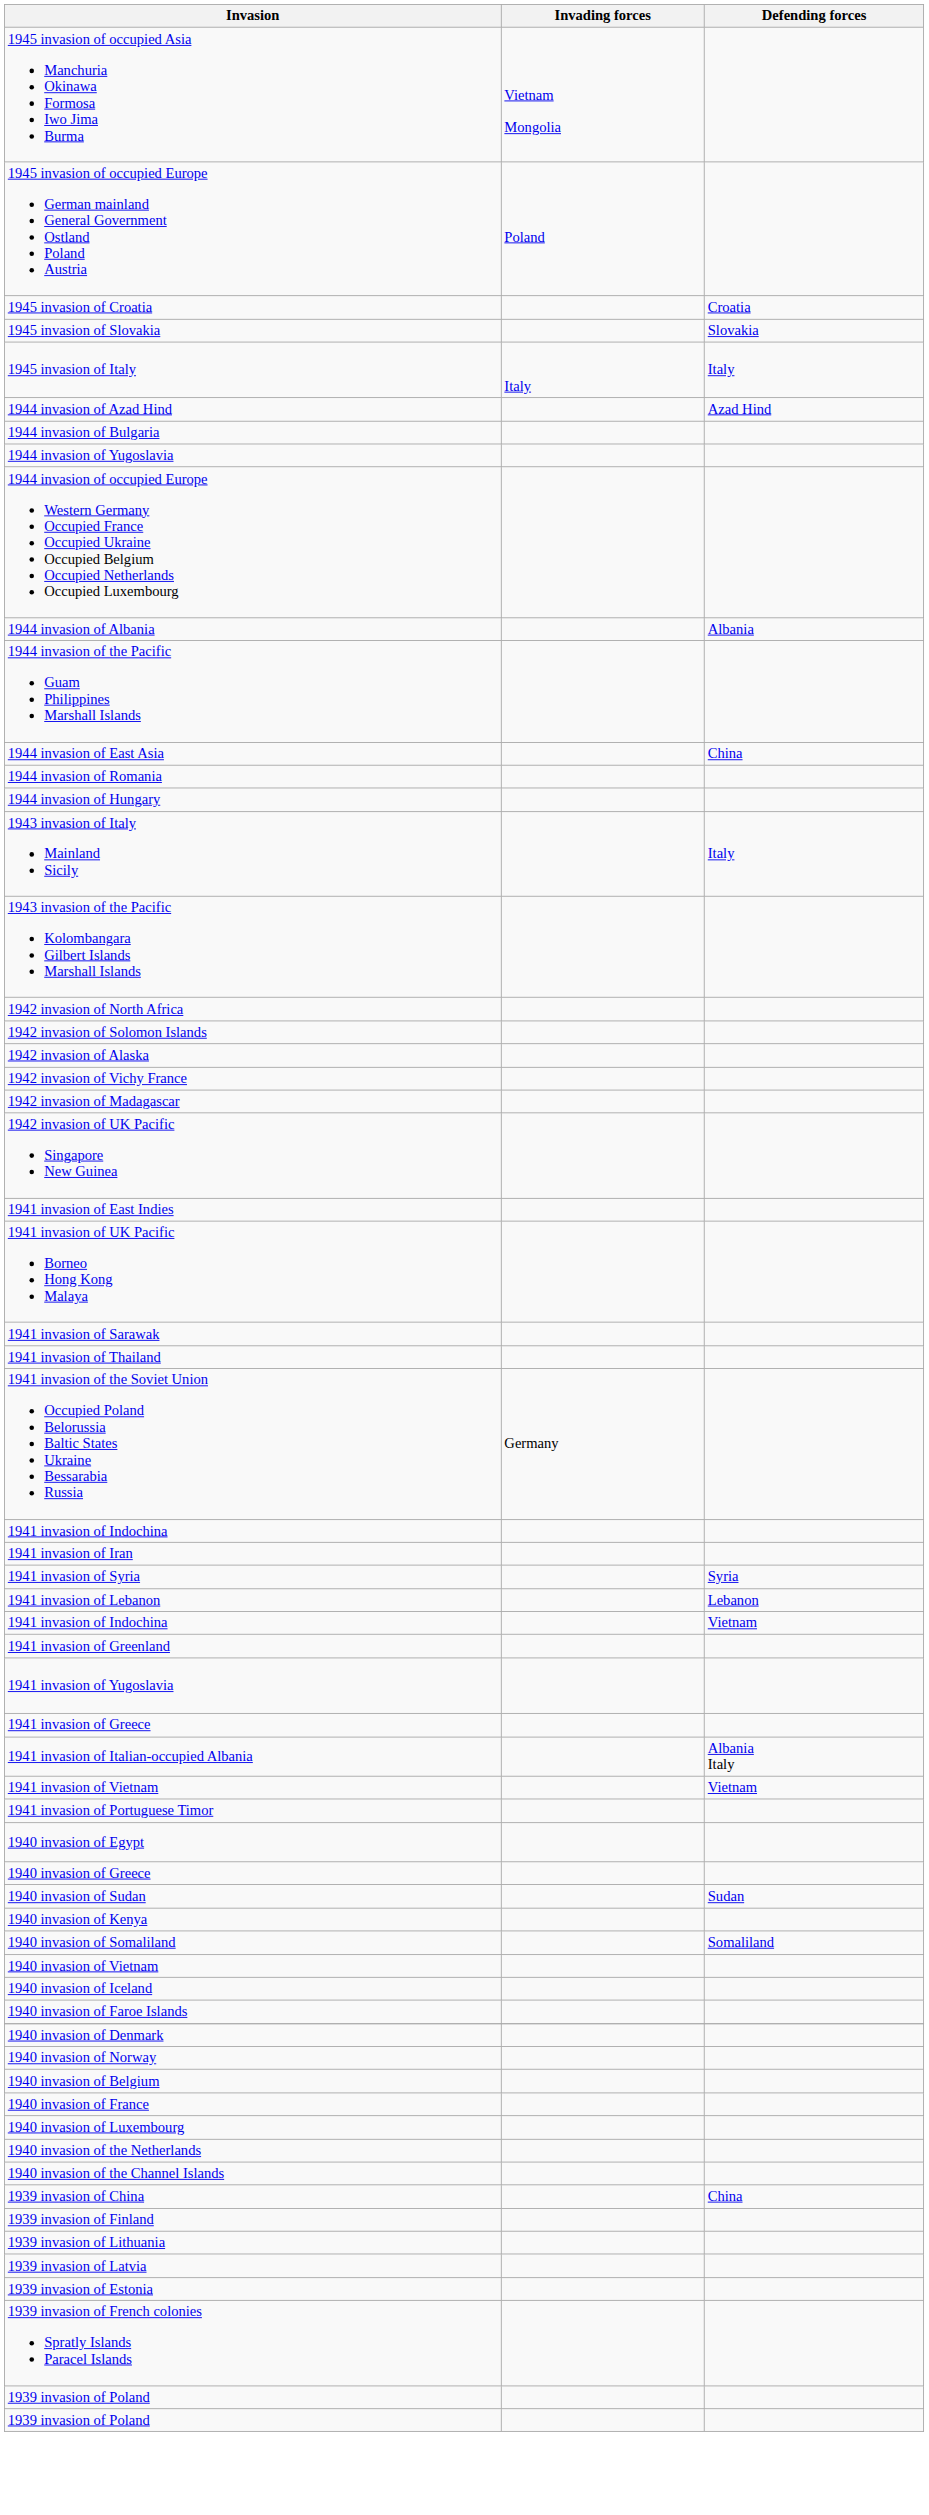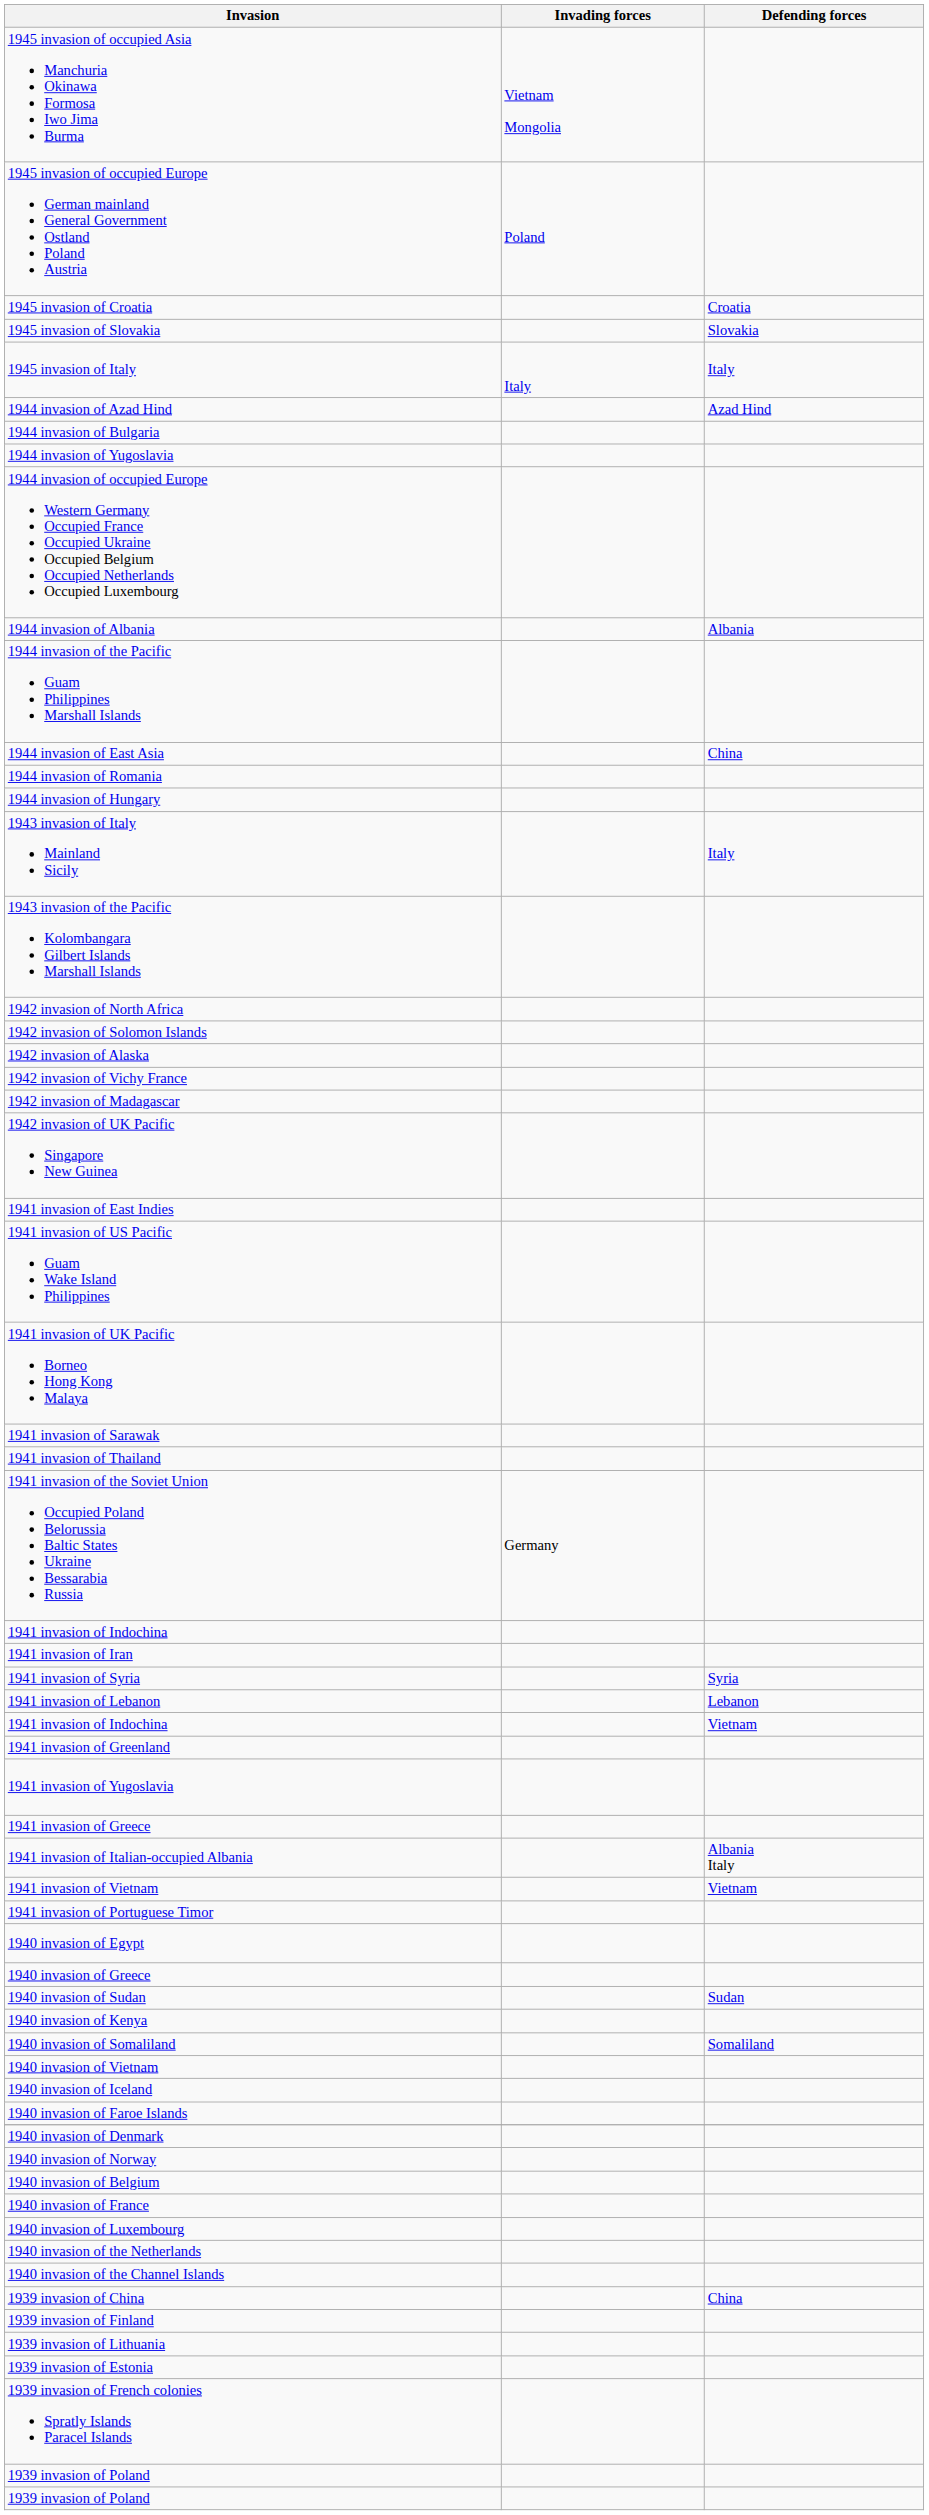+ row: (253, 1265)
- row: (77, 2265)
